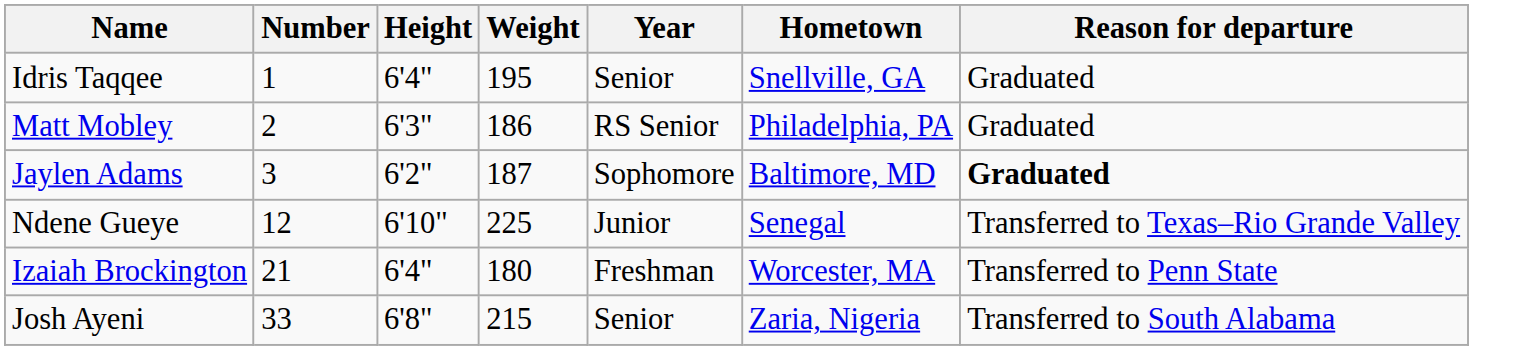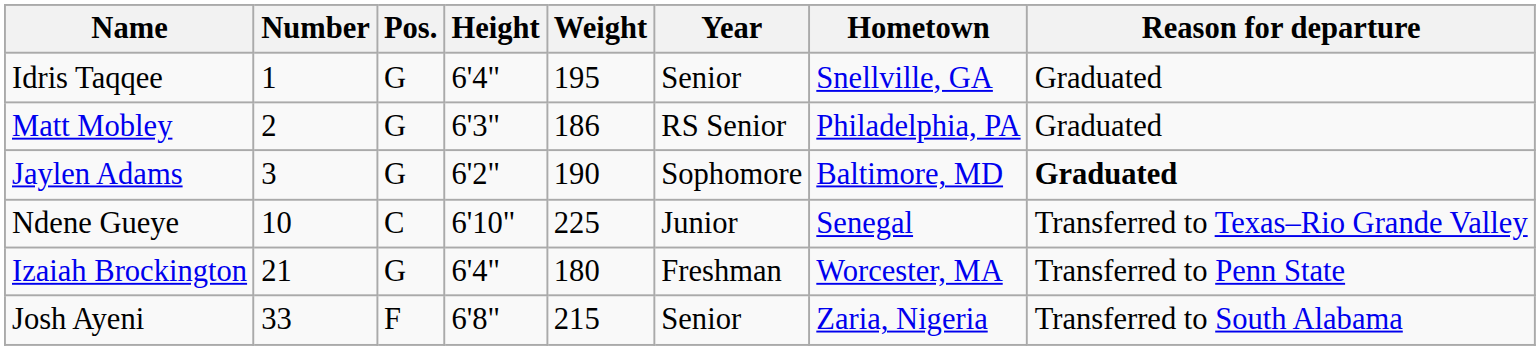+ column: (411, 28)
(509, 174) 187 -> (577, 174) 190
(276, 222) 12 -> (276, 222) 10
